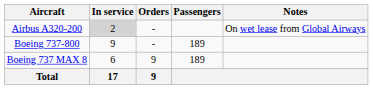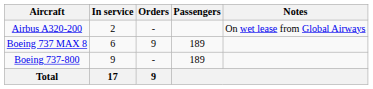(113, 28) lightgrey background -> (113, 28) no background
rows swapped: (47, 44) <-> (47, 60)
